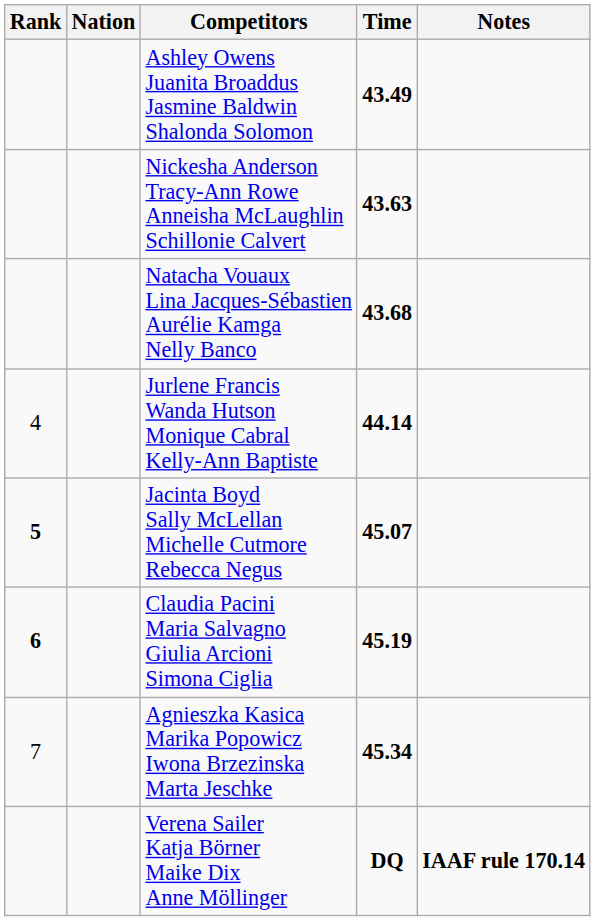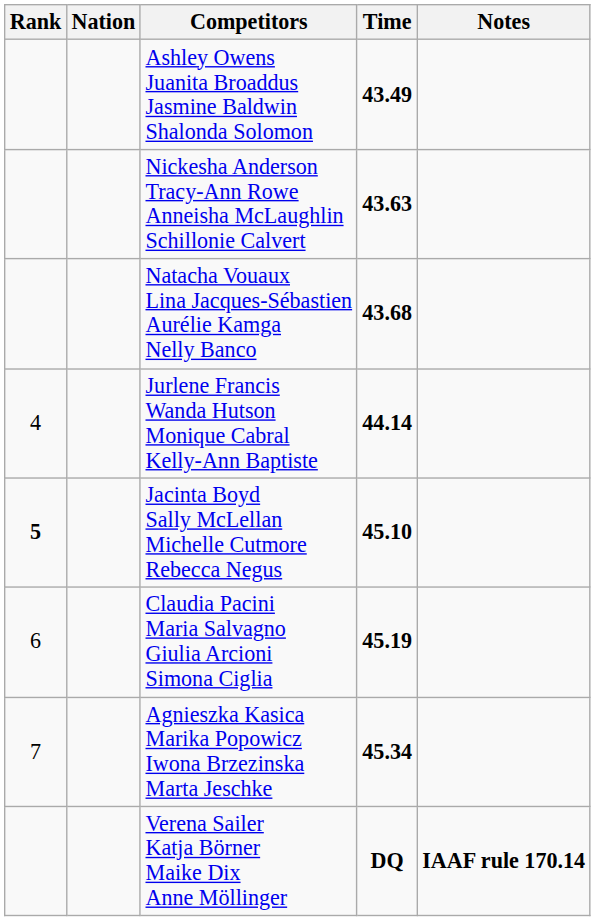(387, 532) 45.07 -> (387, 532) 45.10
(36, 641) bold -> (36, 641) normal
